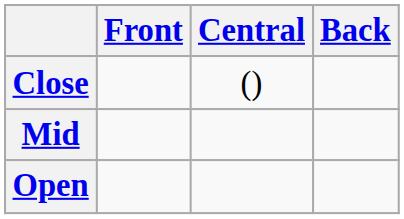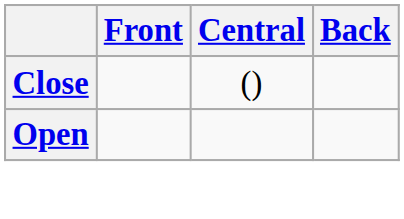- row: (51, 133)
